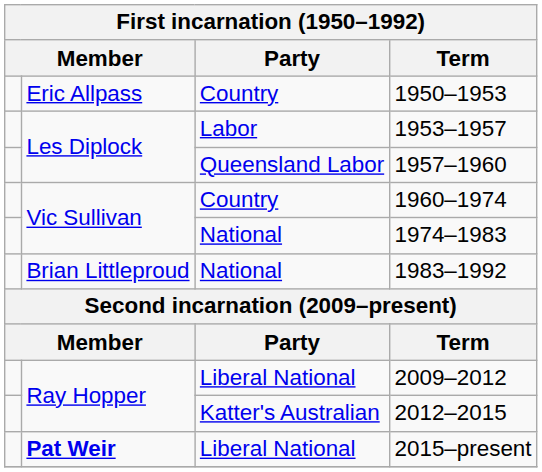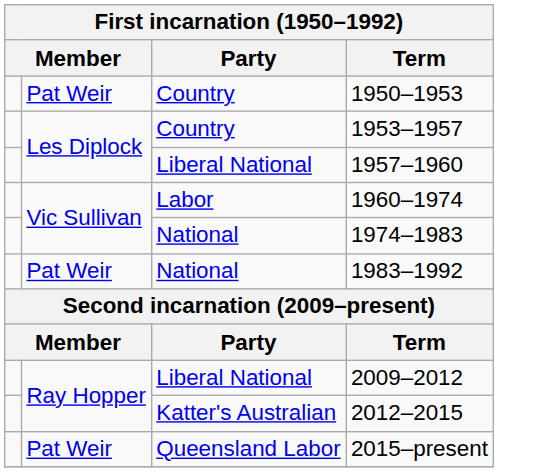(84, 93) Eric Allpass -> (69, 93) Pat Weir
(229, 128) Labor -> (195, 128) Country
(292, 164) Queensland Labor -> (234, 164) Liberal National
(239, 199) Country -> (185, 199) Labor
(108, 270) Brian Littleproud -> (69, 270) Pat Weir
(71, 448) bold -> (69, 448) normal
(278, 448) Liberal National -> (248, 448) Queensland Labor
